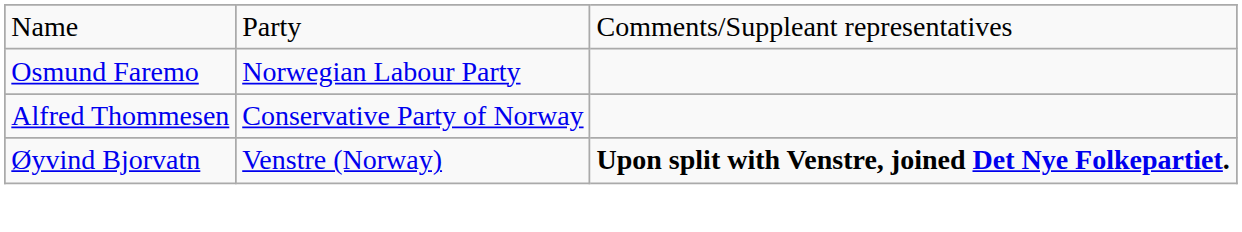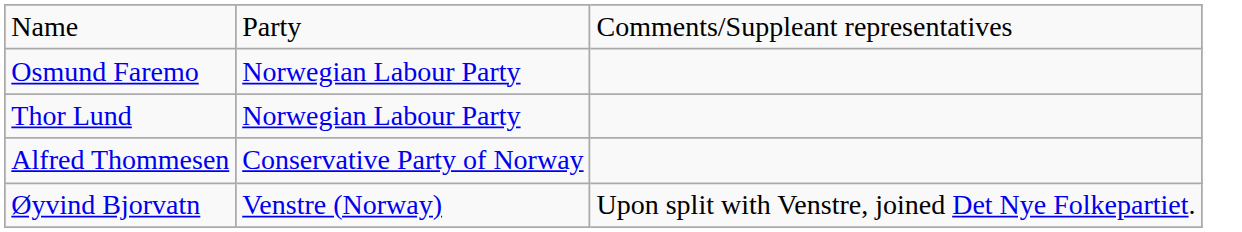+ row: (72, 115)
(913, 159) bold -> (896, 204) normal
